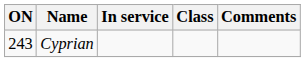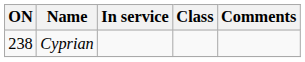(21, 43) 243 -> (21, 43) 238
